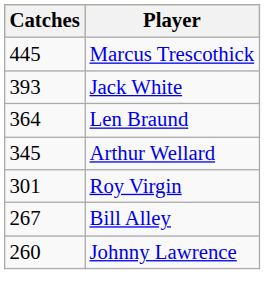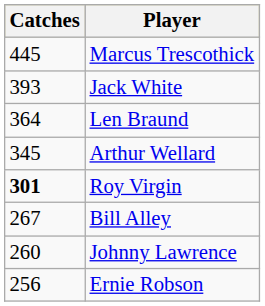(25, 185) normal -> (25, 185) bold
+ row: (146, 284)
